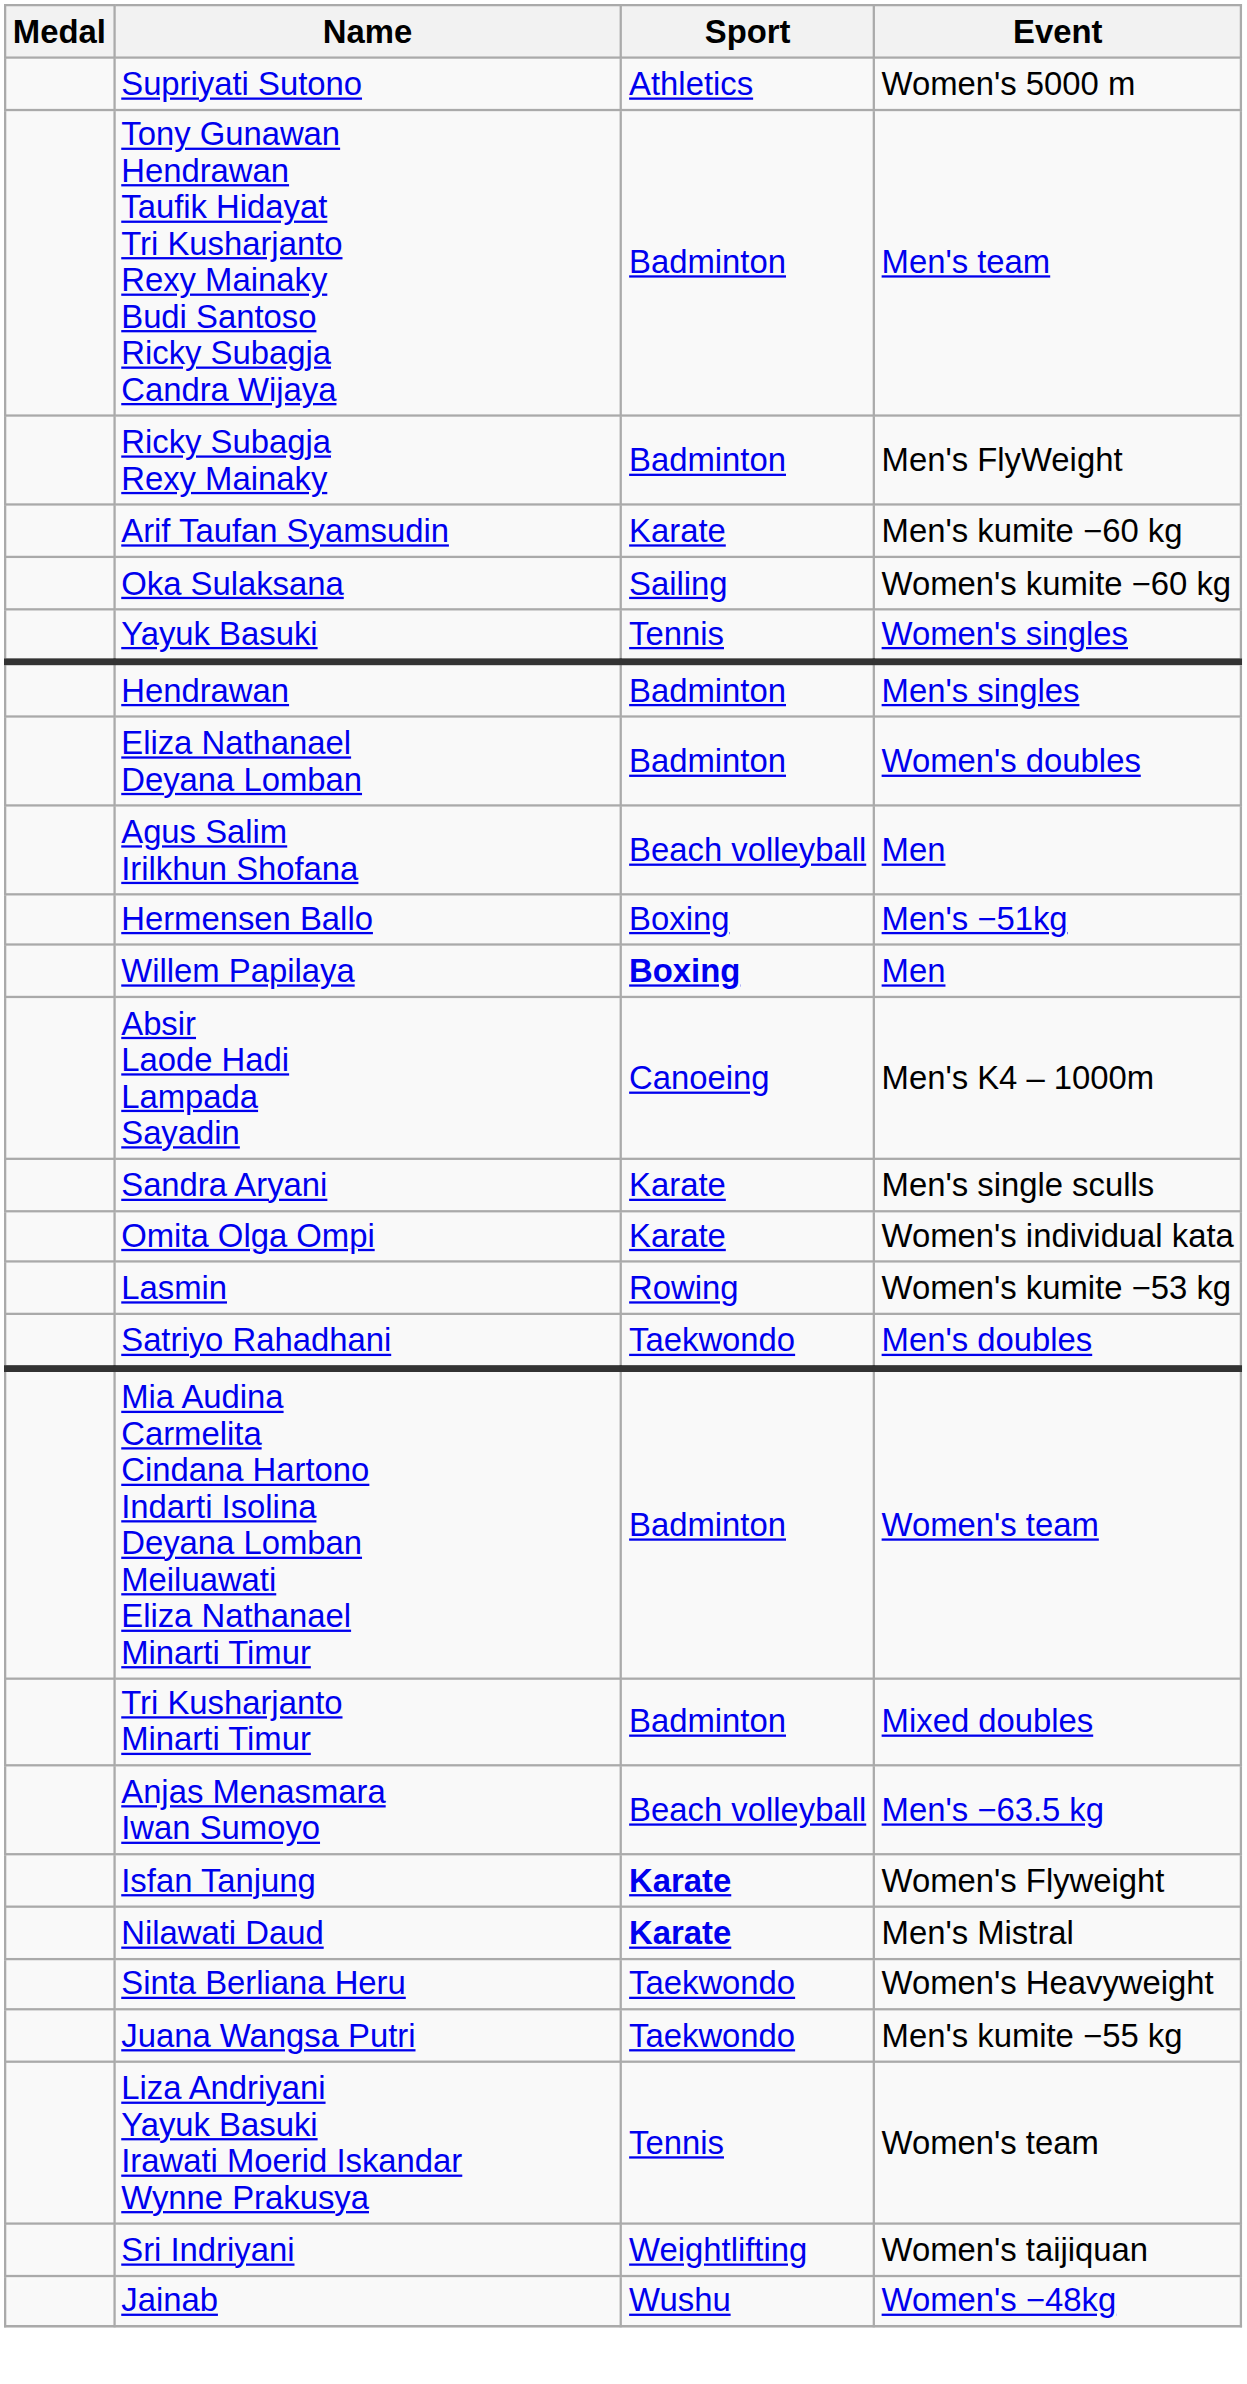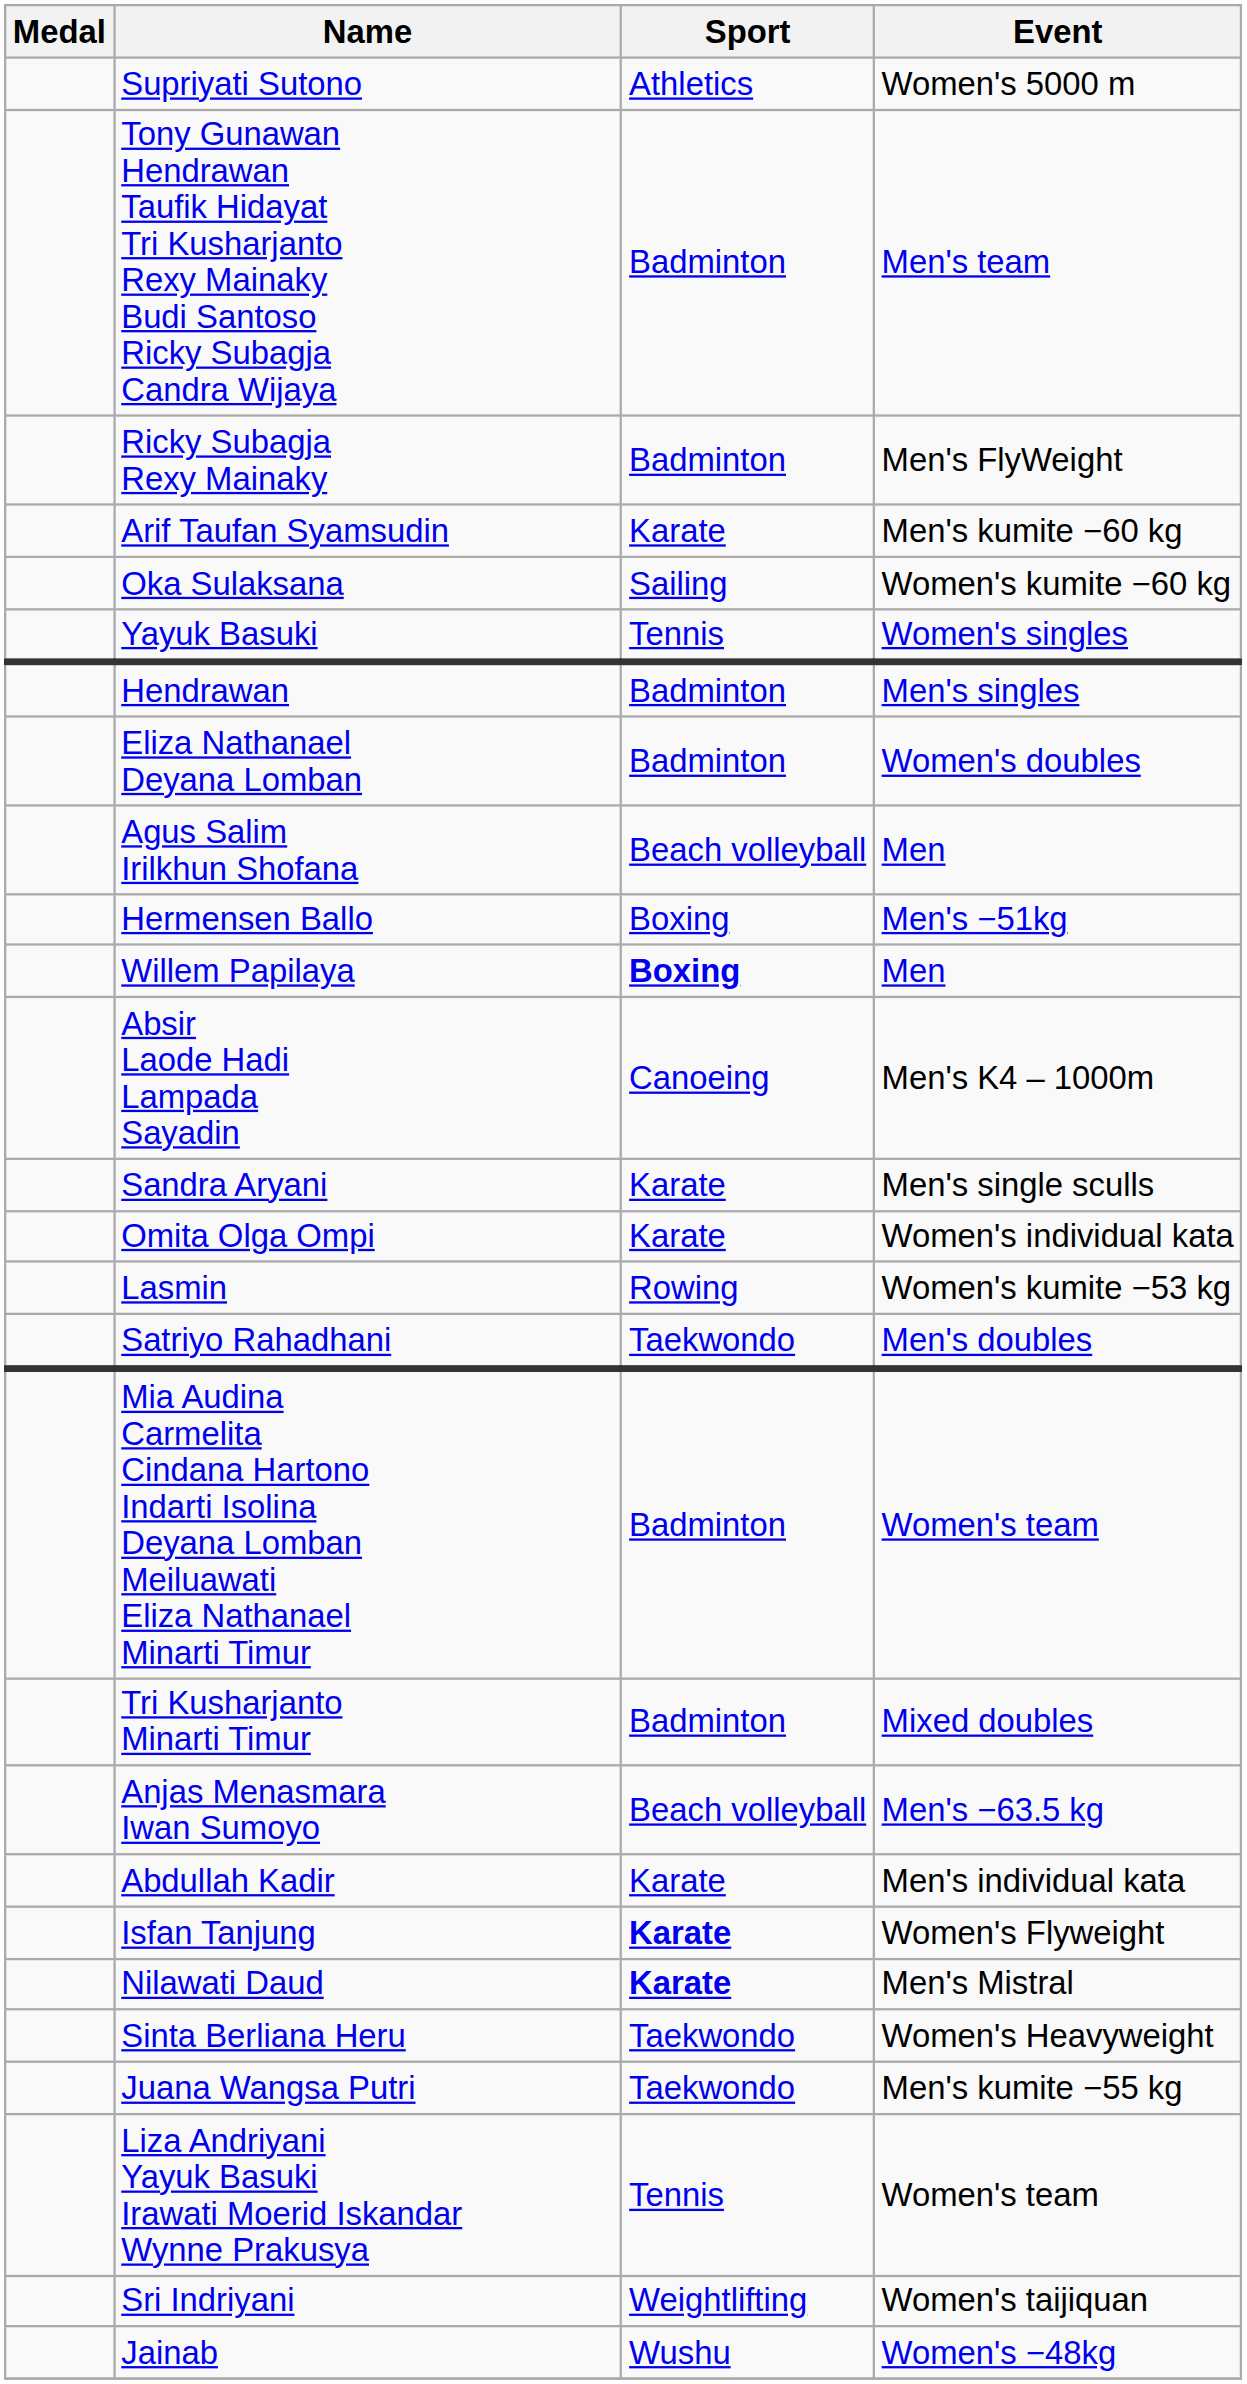+ row: (228, 1881)
